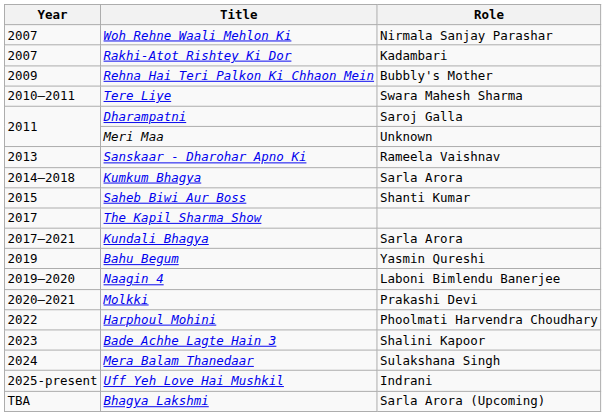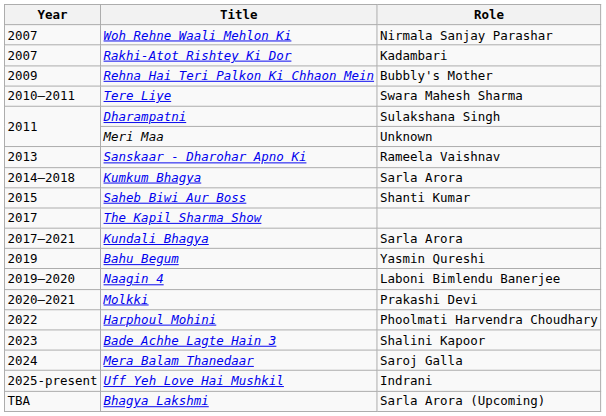(421, 116) Saroj Galla -> (440, 116) Sulakshana Singh
(440, 360) Sulakshana Singh -> (421, 360) Saroj Galla
